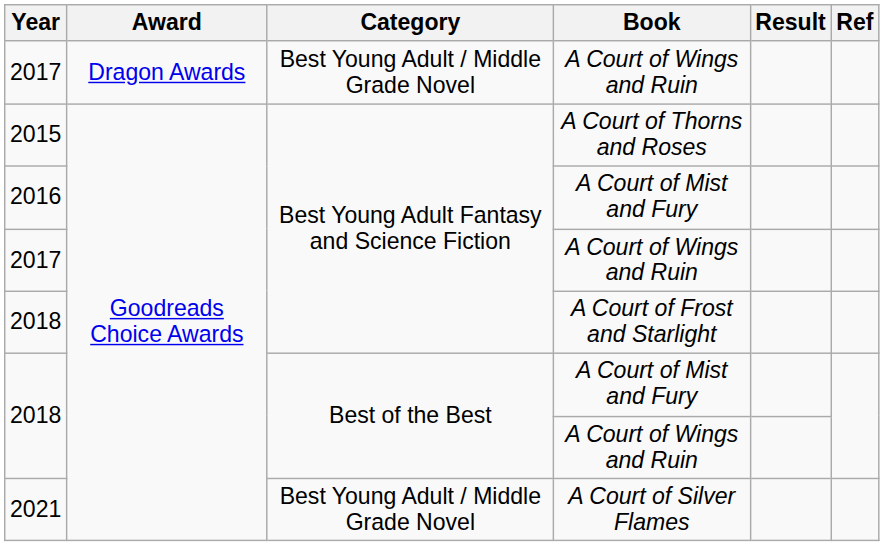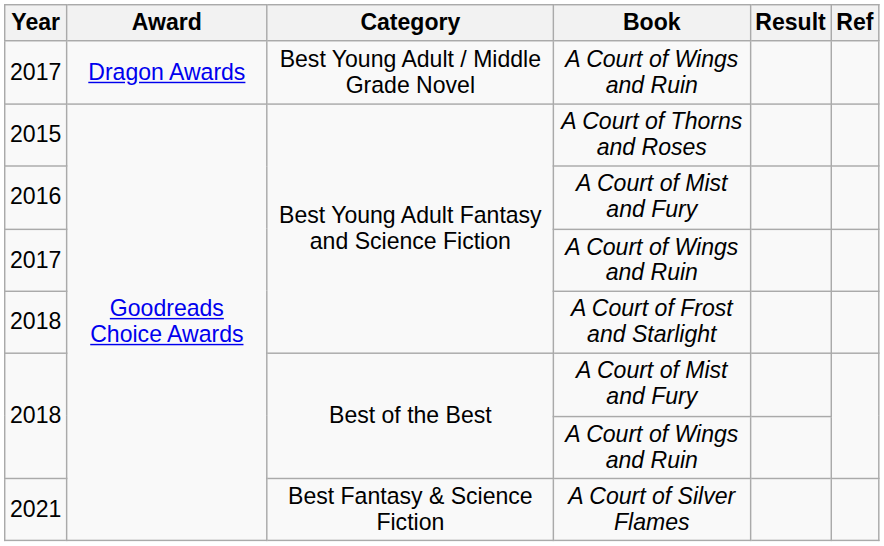(410, 509) Best Young Adult / Middle Grade Novel -> (410, 509) Best Fantasy & Science Fiction
